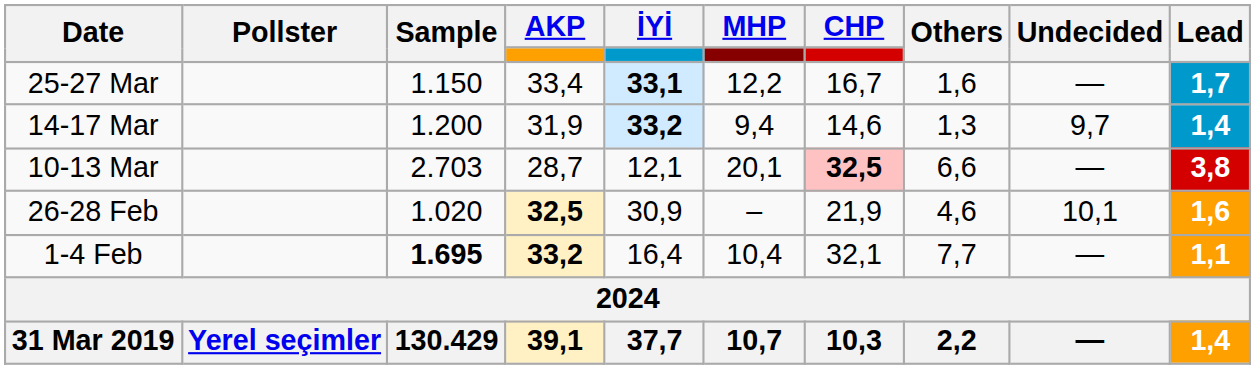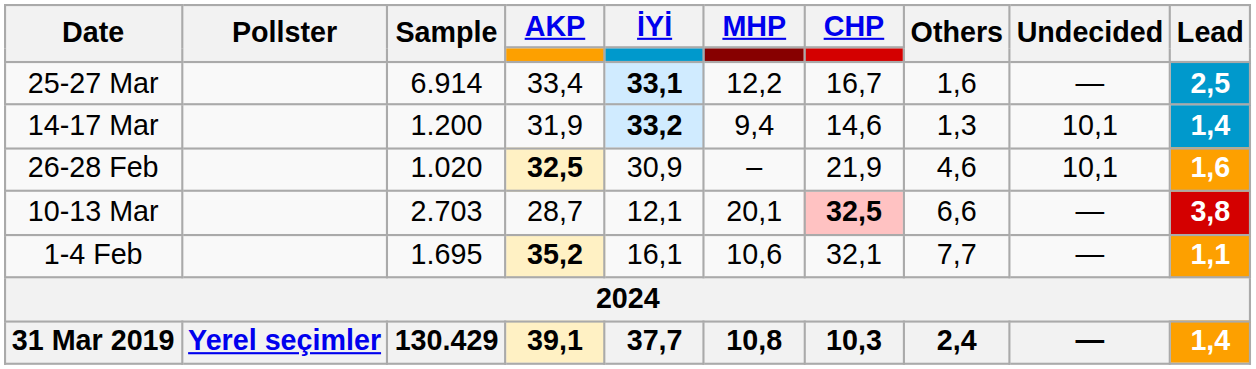(446, 82) 1.150 -> (446, 82) 6.914
(1210, 82) 1,7 -> (1210, 82) 2,5
(1090, 125) 9,7 -> (1090, 125) 10,1
rows swapped: (93, 168) <-> (93, 211)
(446, 254) bold -> (446, 254) normal
(555, 254) 33,2 -> (555, 254) 35,2
(655, 254) 16,4 -> (655, 254) 16,1
(754, 254) 10,4 -> (754, 254) 10,6
(754, 341) 10,7 -> (754, 341) 10,8
(957, 341) 2,2 -> (957, 341) 2,4
